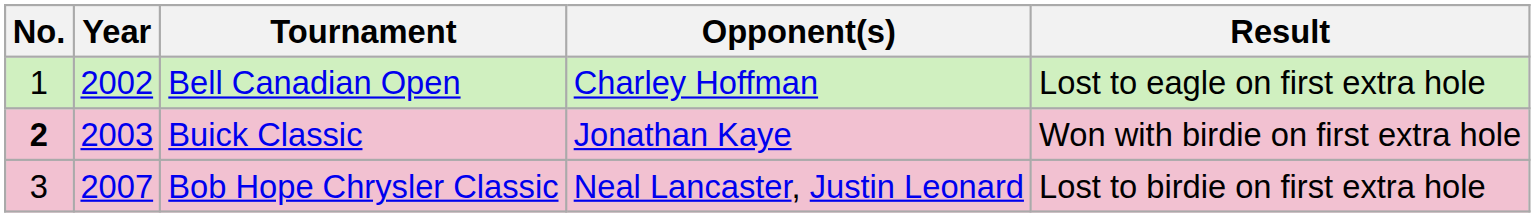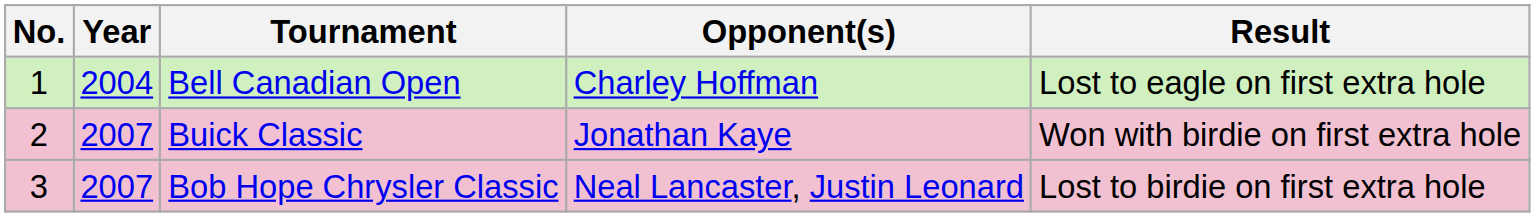(117, 83) 2002 -> (117, 83) 2004
(39, 135) bold -> (39, 135) normal
(117, 135) 2003 -> (117, 135) 2007
